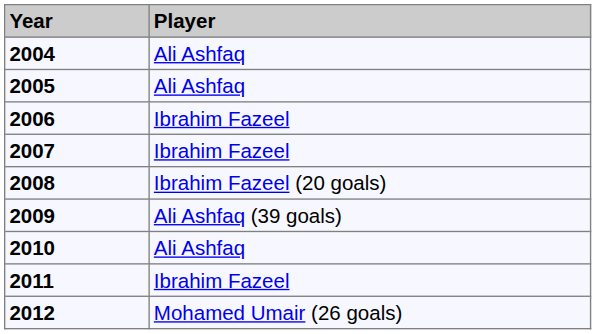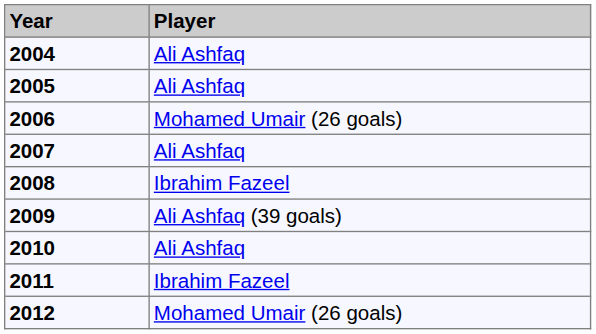(222, 118) Ibrahim Fazeel -> (278, 118) Mohamed Umair (26 goals)
(222, 150) Ibrahim Fazeel -> (199, 150) Ali Ashfaq
(270, 183) Ibrahim Fazeel (20 goals) -> (222, 183) Ibrahim Fazeel
